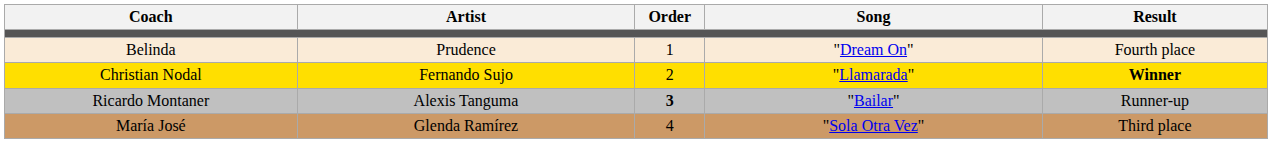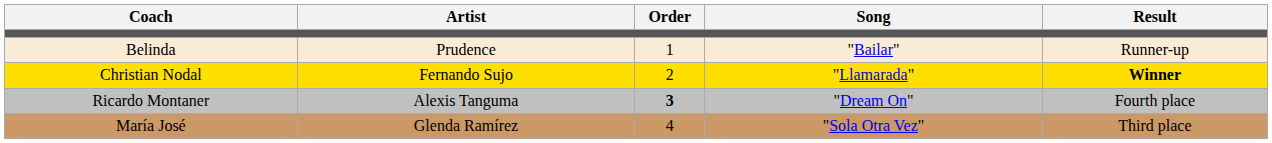(874, 49) "Dream On" -> (874, 49) "Bailar"
(1155, 49) Fourth place -> (1155, 49) Runner-up
(874, 100) "Bailar" -> (874, 100) "Dream On"
(1155, 100) Runner-up -> (1155, 100) Fourth place
